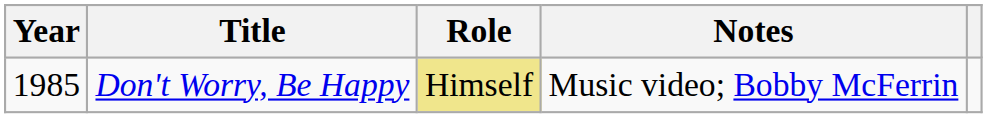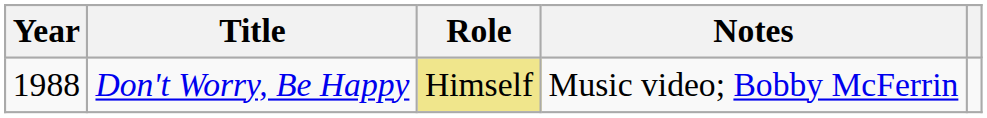(46, 84) 1985 -> (46, 84) 1988
